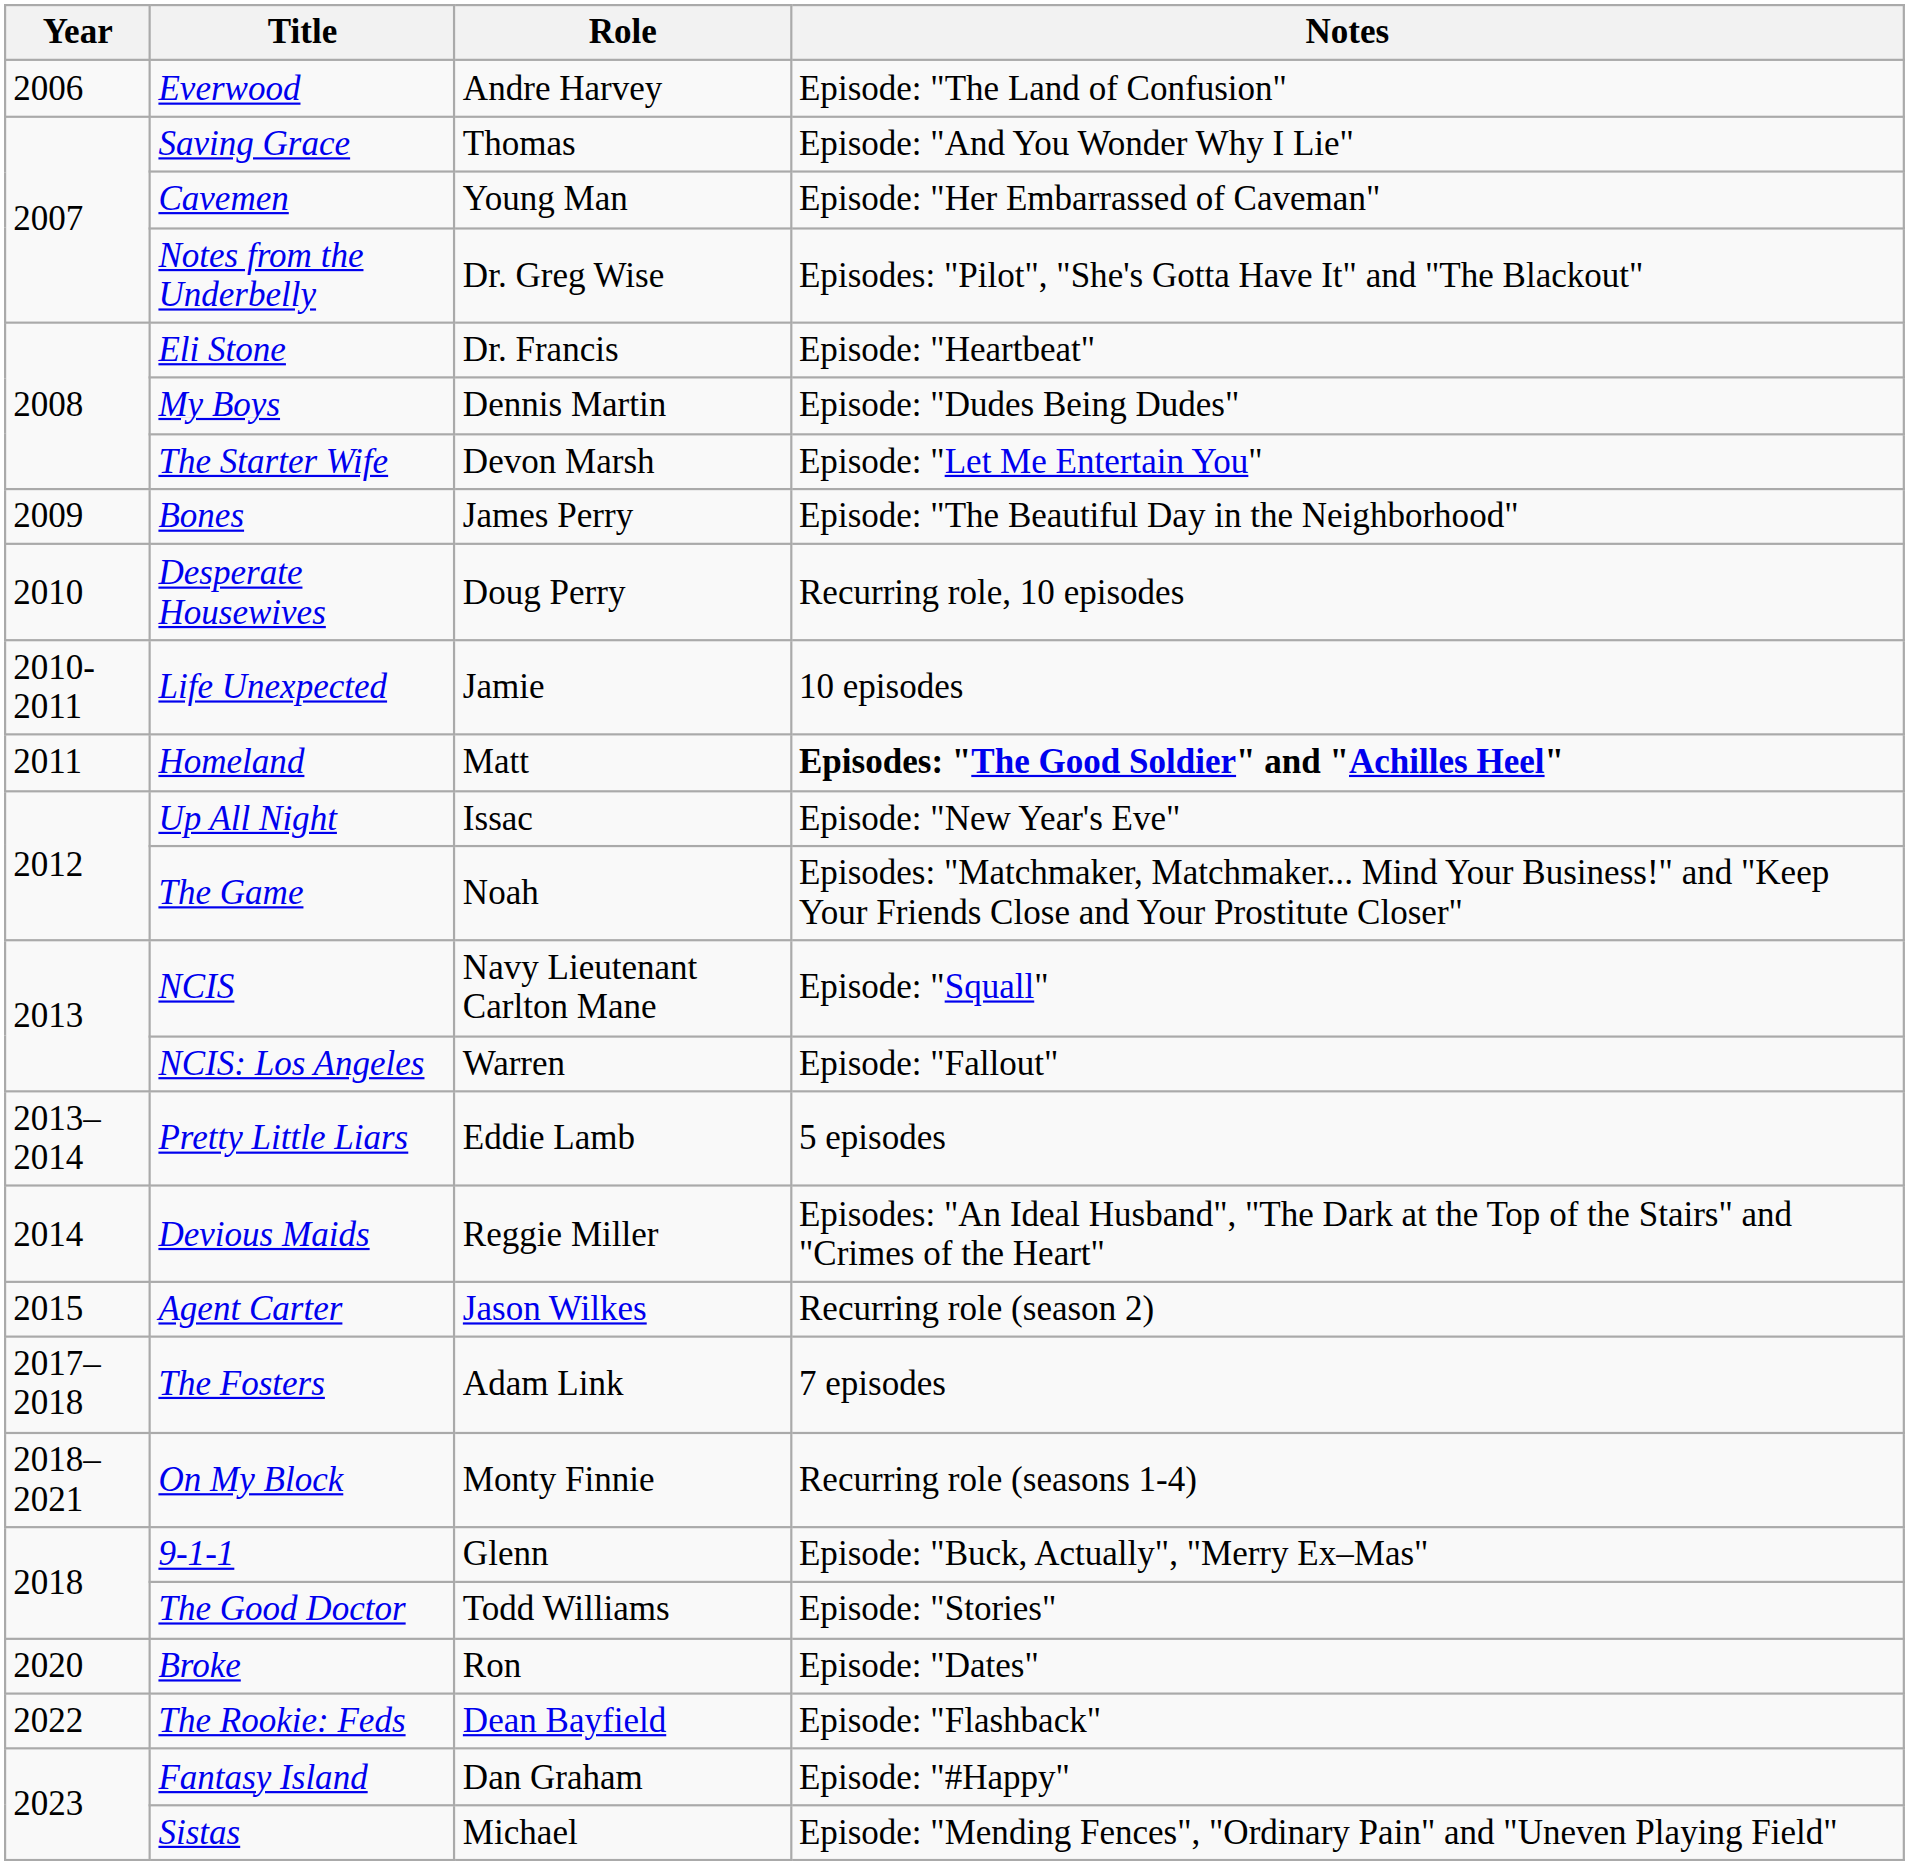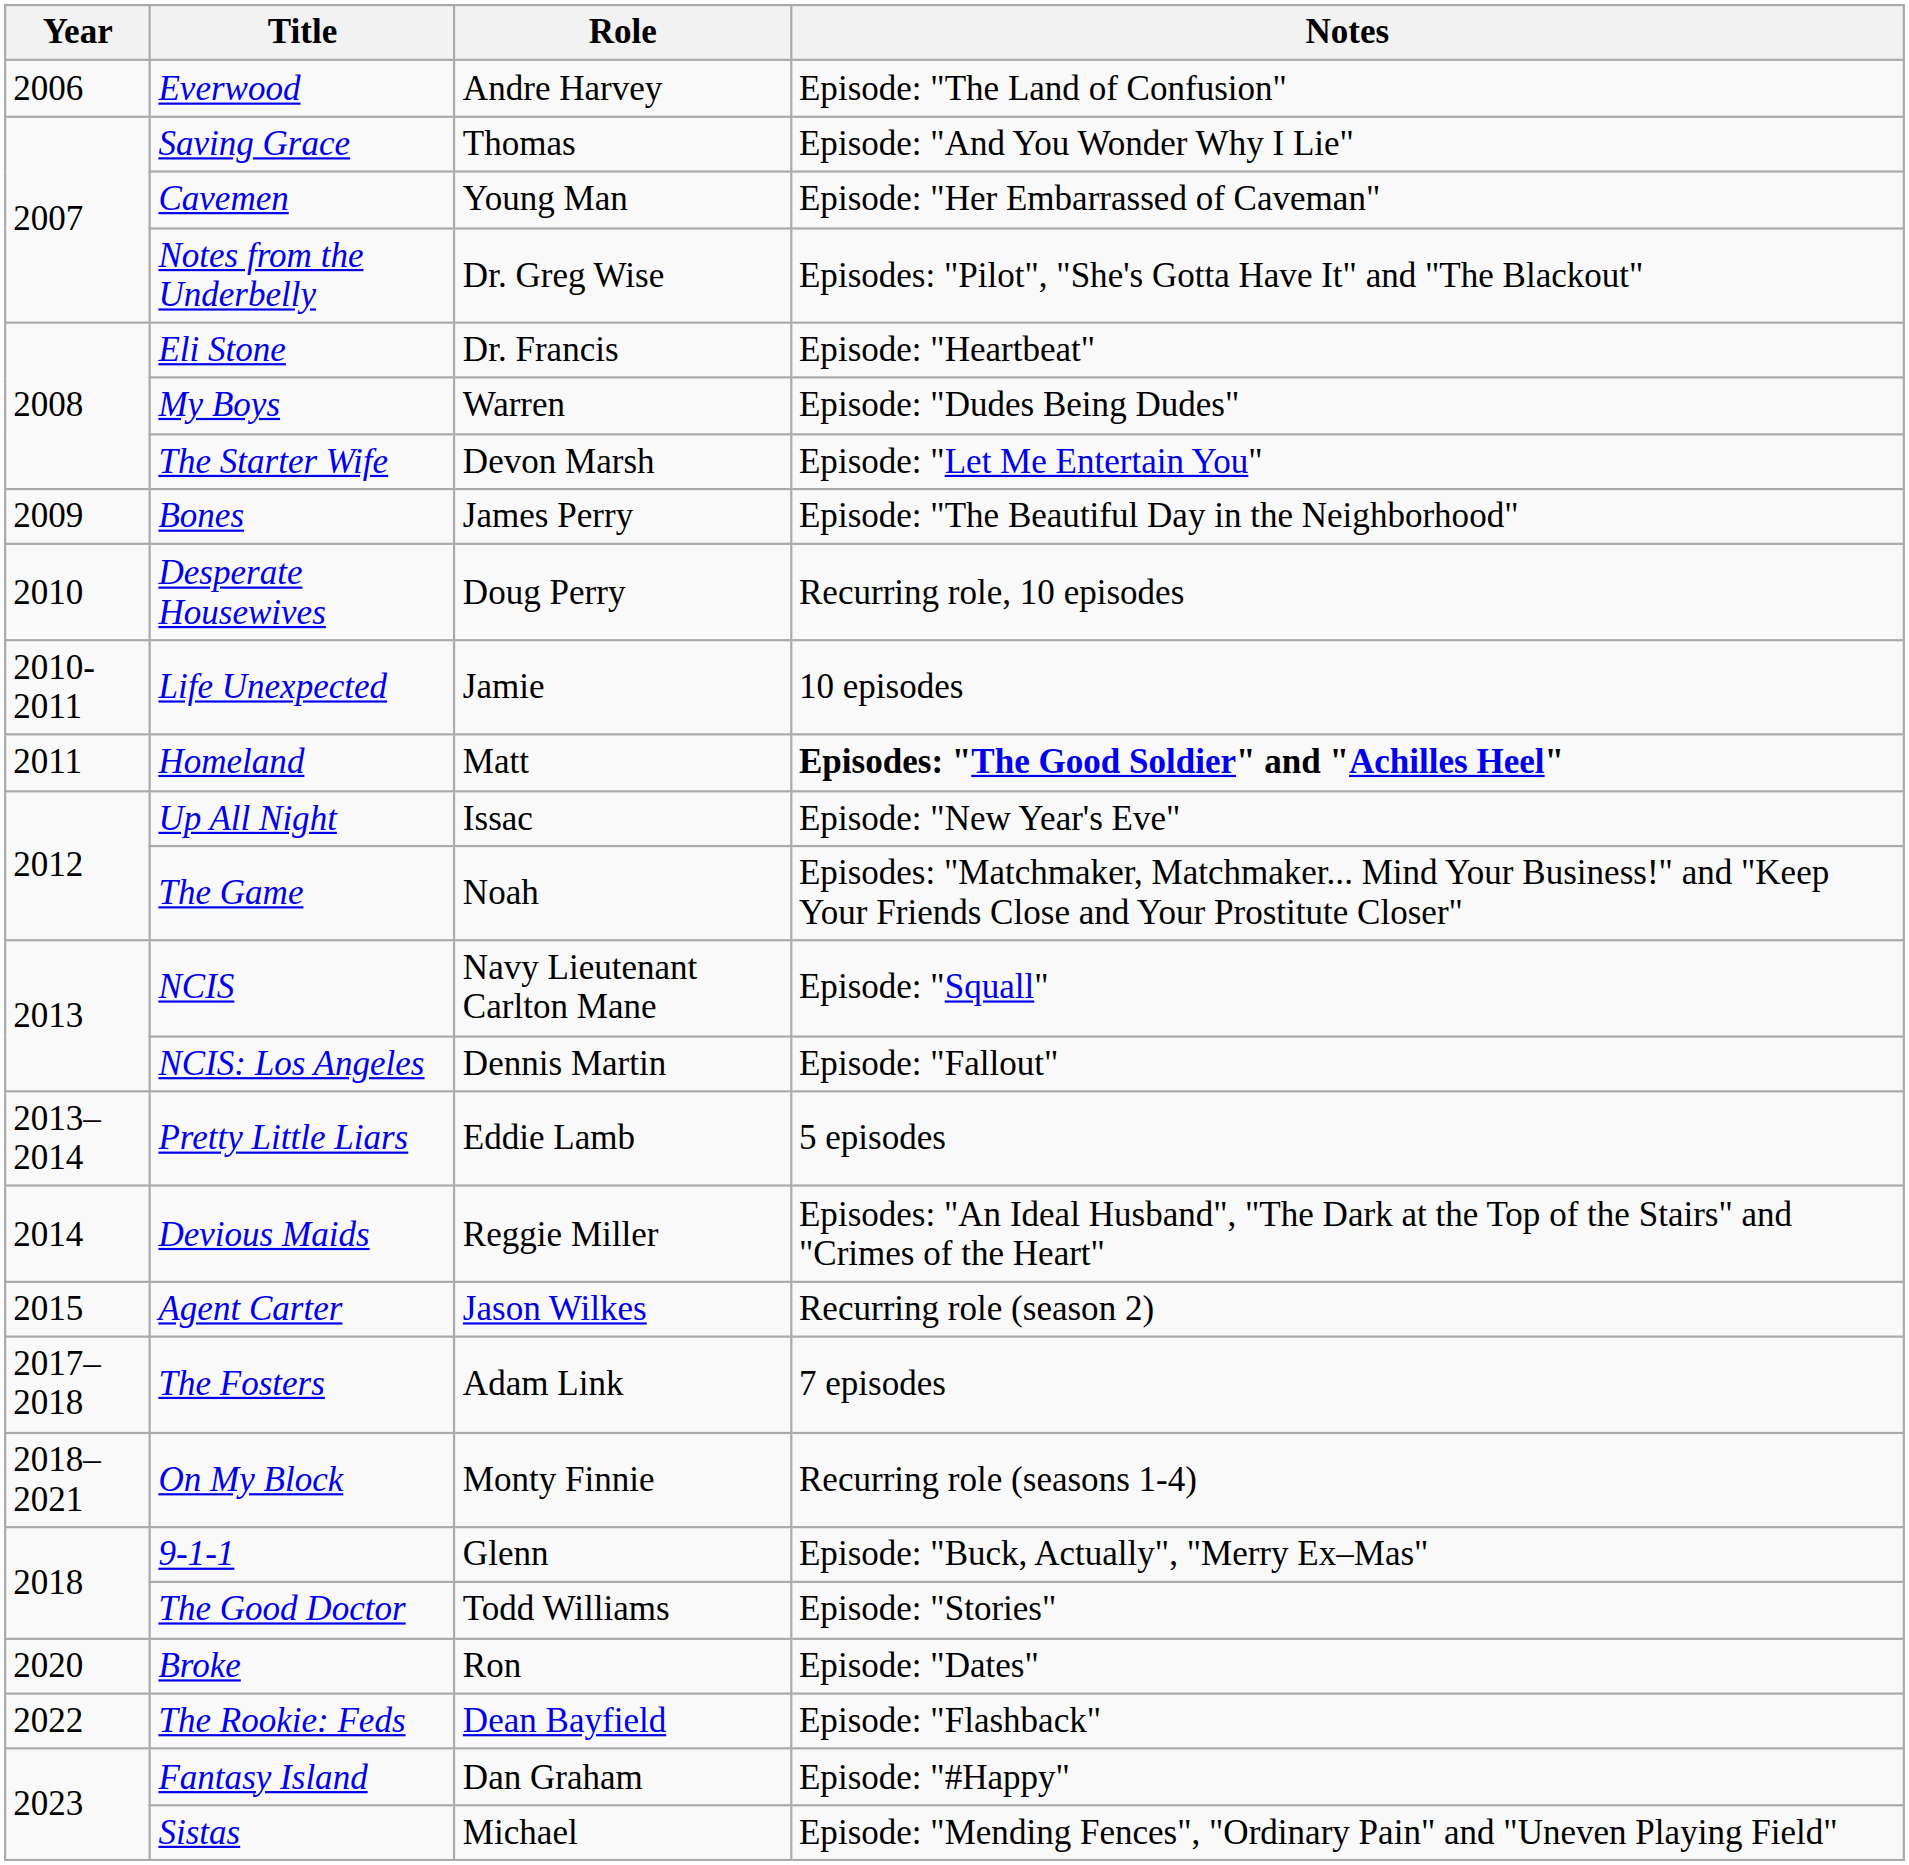(565, 405) Dennis Martin -> (514, 405) Warren
(514, 1062) Warren -> (565, 1062) Dennis Martin
